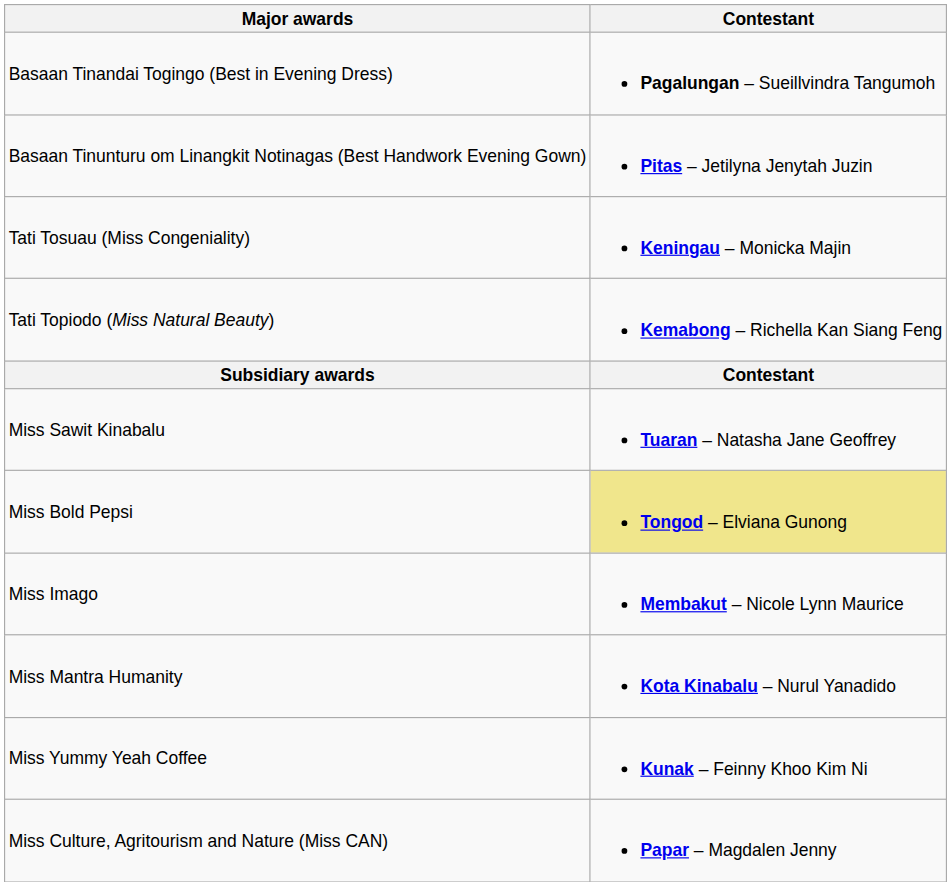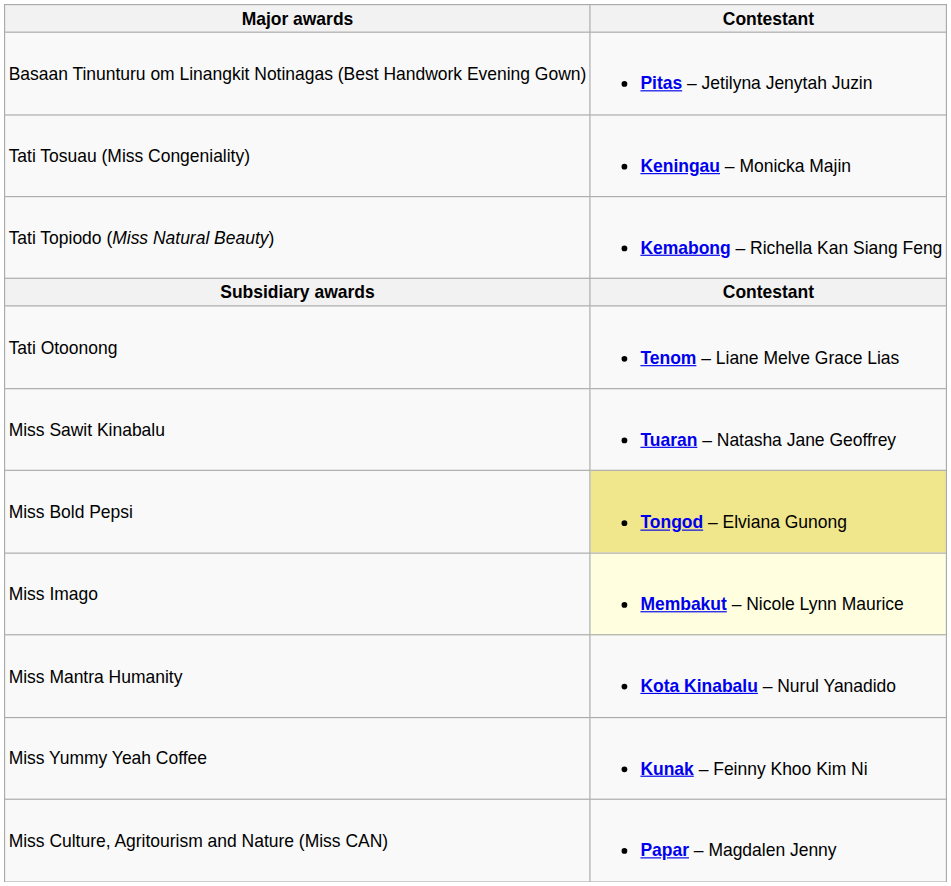- row: (201, 74)
+ row: (63, 348)
(768, 604) no background -> (768, 604) lightyellow background
